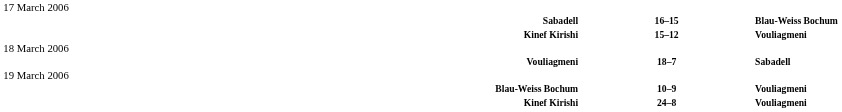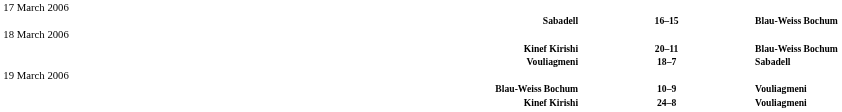- row: (551, 34)
+ row: (551, 48)
